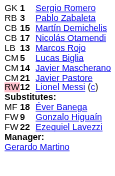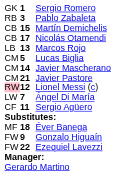+ row: (65, 97)
+ row: (64, 107)
